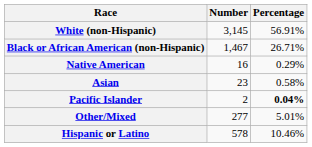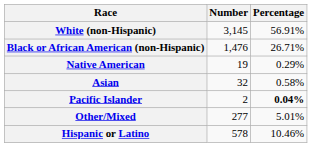(236, 47) 1,467 -> (236, 47) 1,476
(243, 64) 16 -> (243, 64) 19
(243, 82) 23 -> (243, 82) 32
